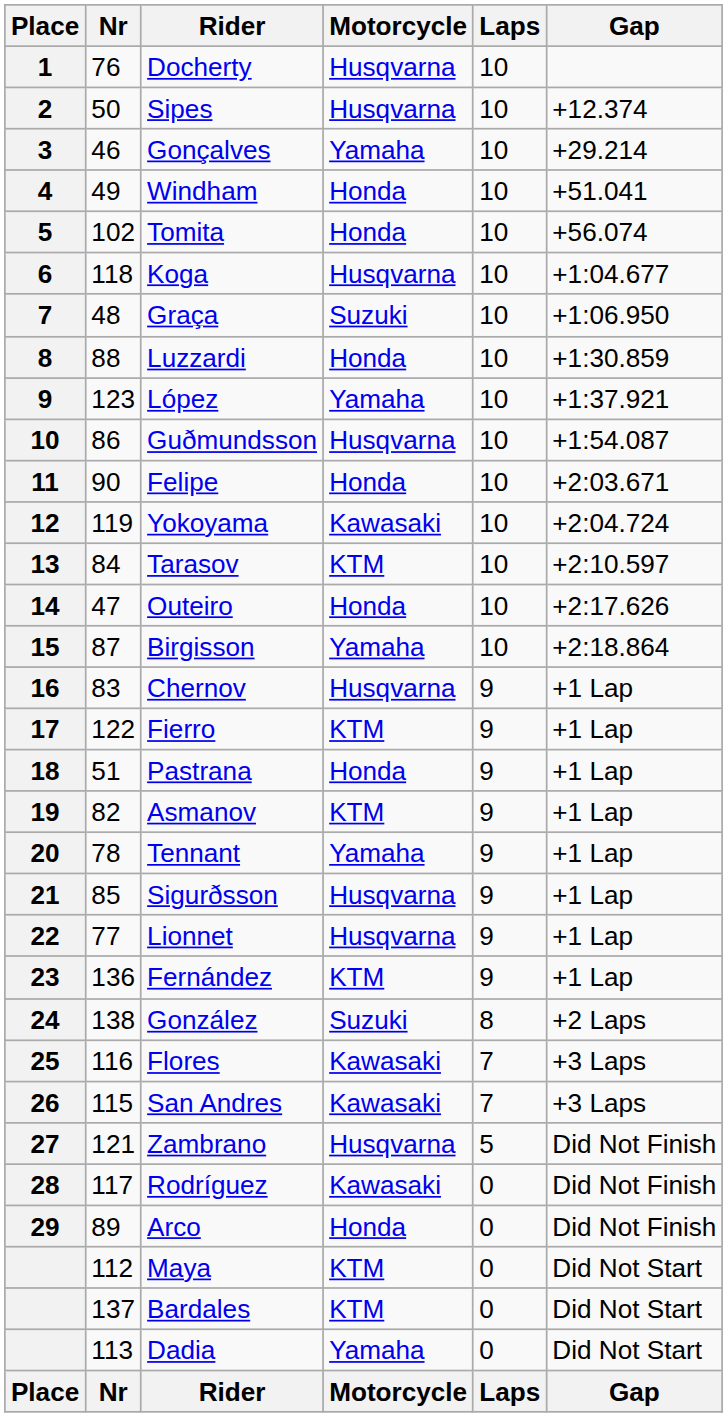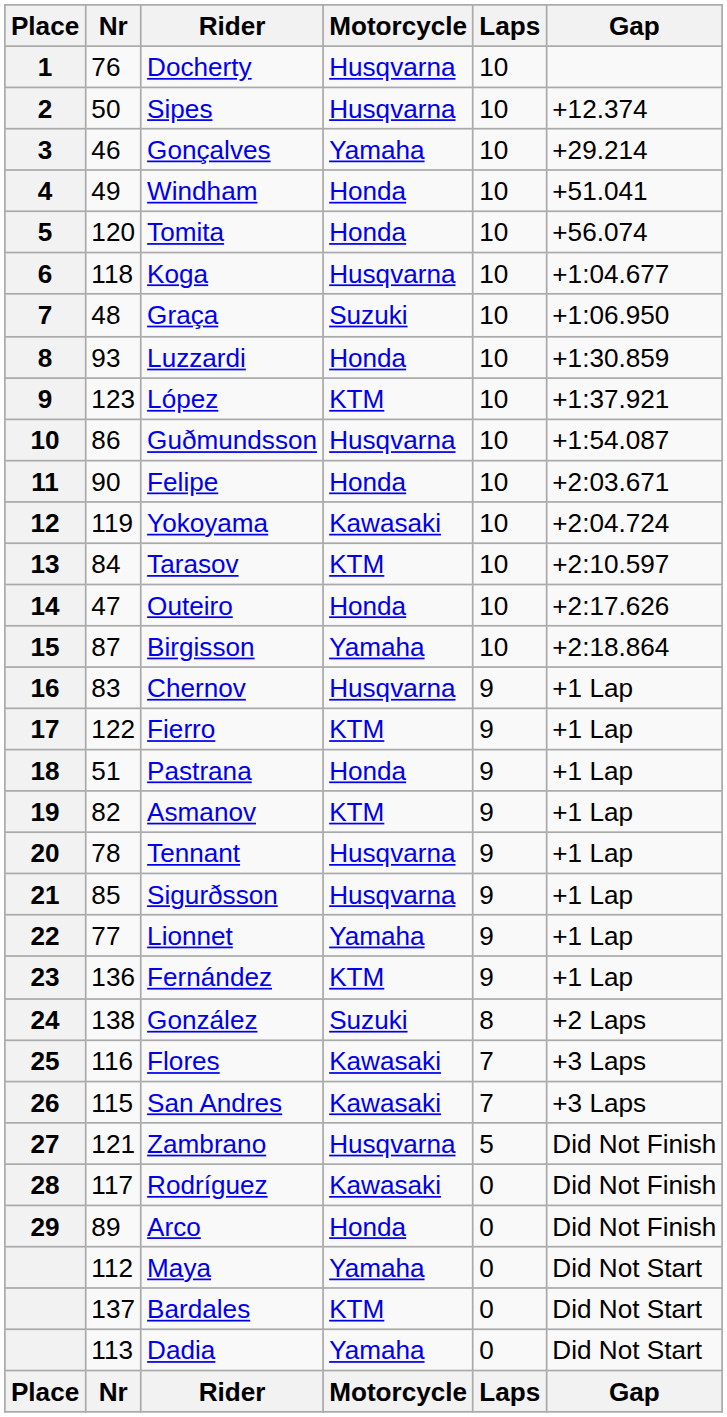(113, 233) 102 -> (113, 233) 120
(106, 357) 88 -> (106, 357) 93
(377, 398) Yamaha -> (357, 398) KTM
(377, 853) Yamaha -> (392, 853) Husqvarna
(392, 936) Husqvarna -> (377, 936) Yamaha
(357, 1267) KTM -> (377, 1267) Yamaha
